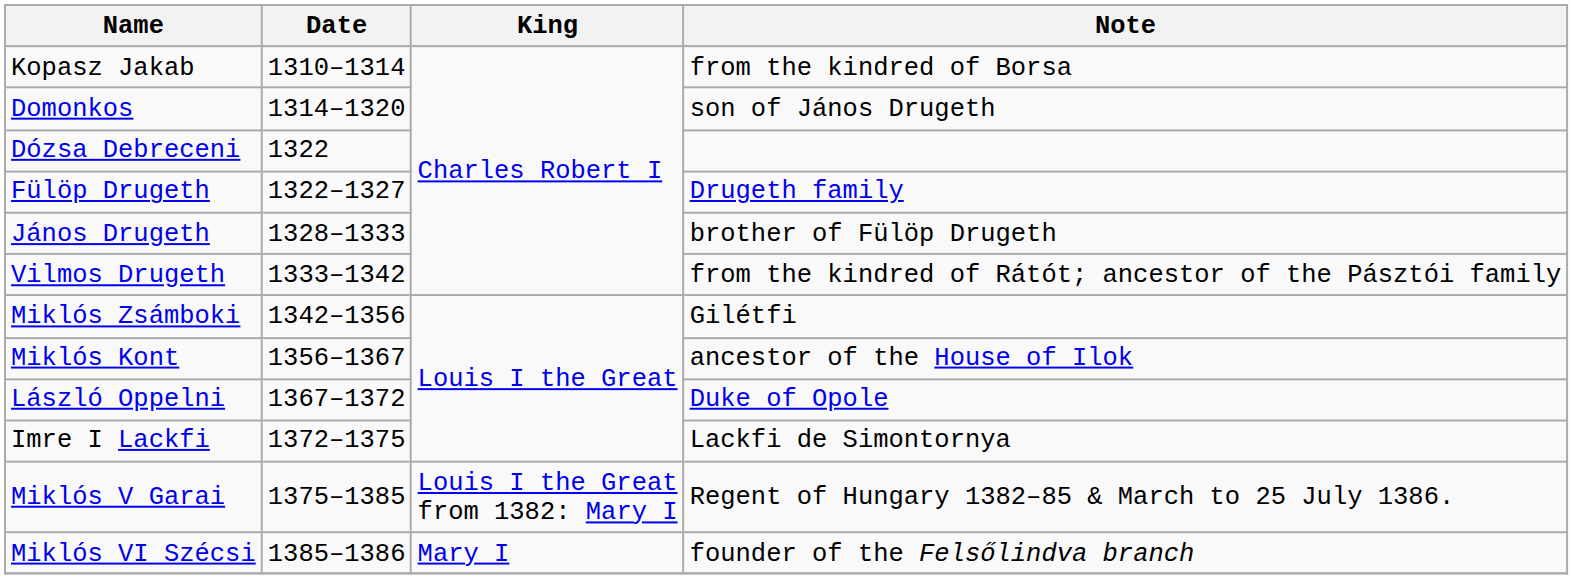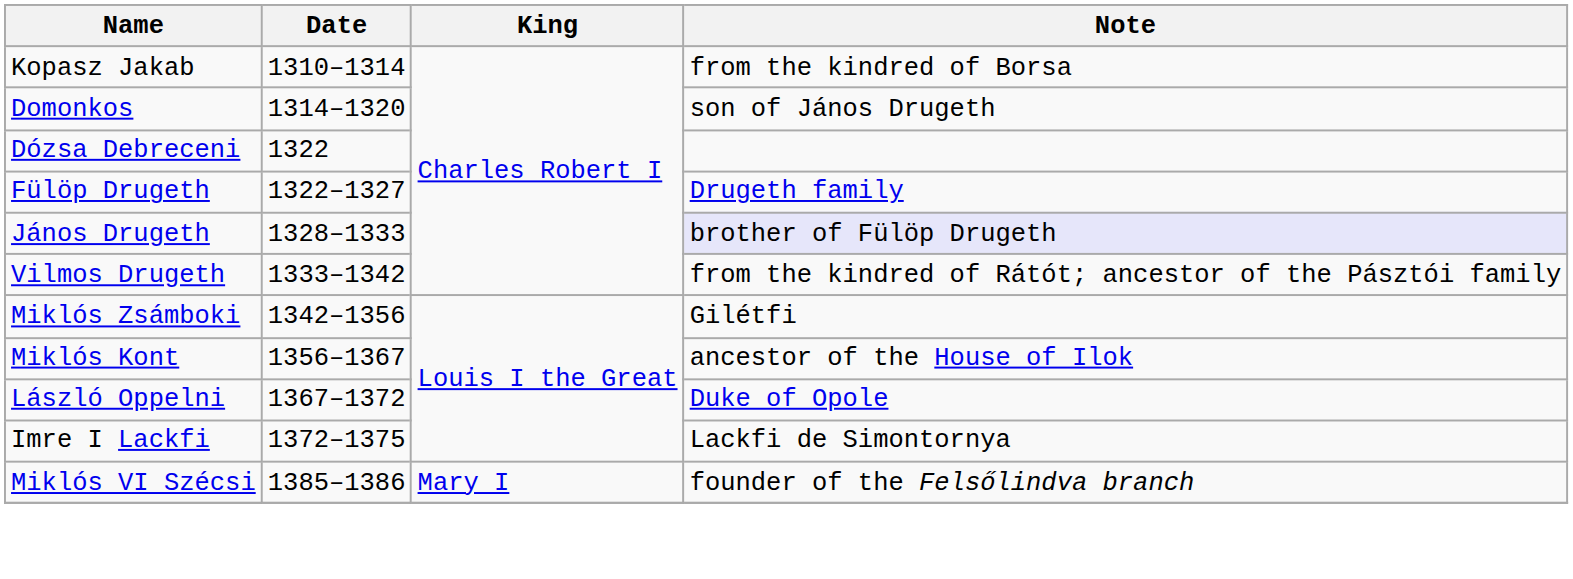(873, 233) no background -> (873, 233) lavender background
- row: (118, 497)
